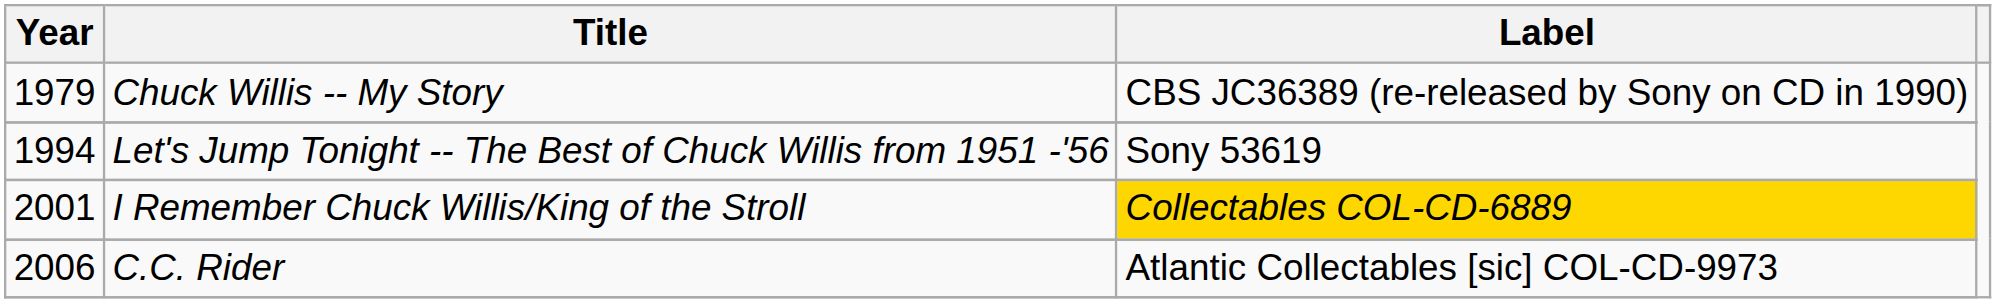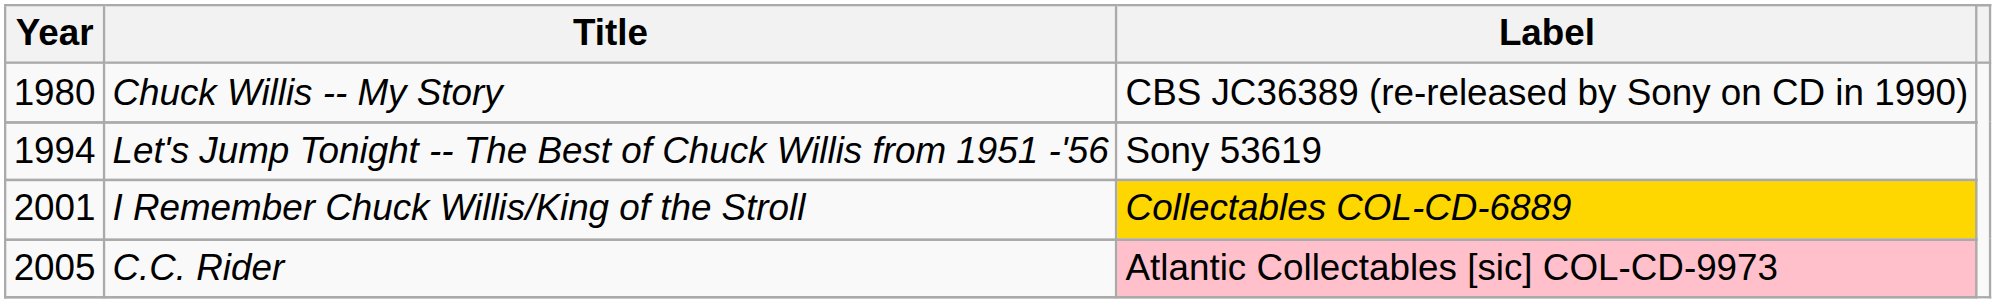(55, 92) 1979 -> (55, 92) 1980
(55, 267) 2006 -> (55, 267) 2005
(1452, 267) no background -> (1452, 267) pink background
